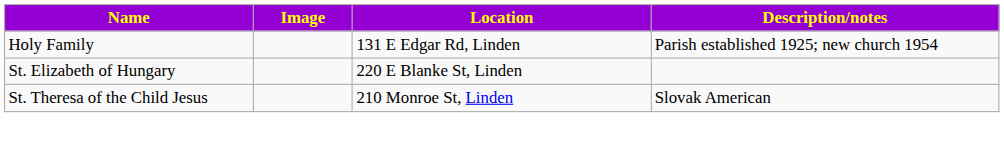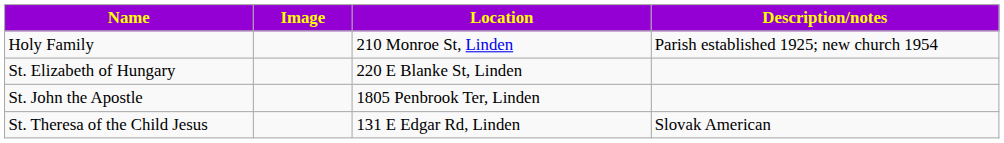(438, 44) 131 E Edgar Rd, Linden -> (435, 44) 210 Monroe St, Linden
+ row: (76, 97)
(435, 97) 210 Monroe St, Linden -> (438, 124) 131 E Edgar Rd, Linden
